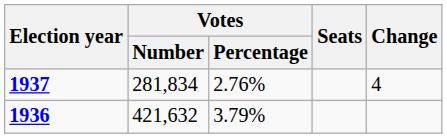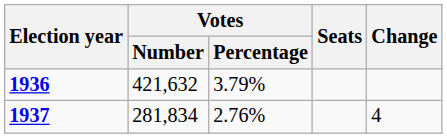rows swapped: (29, 116) <-> (29, 84)
